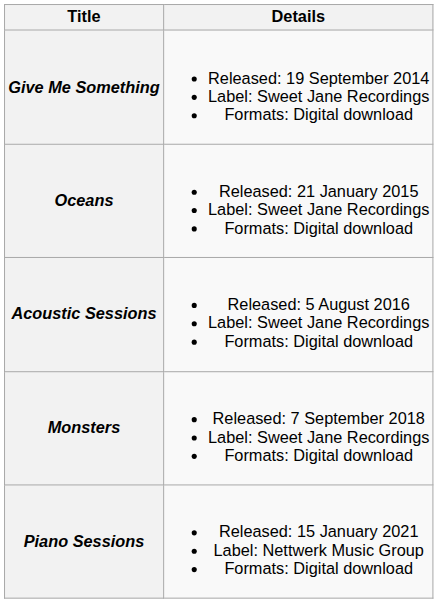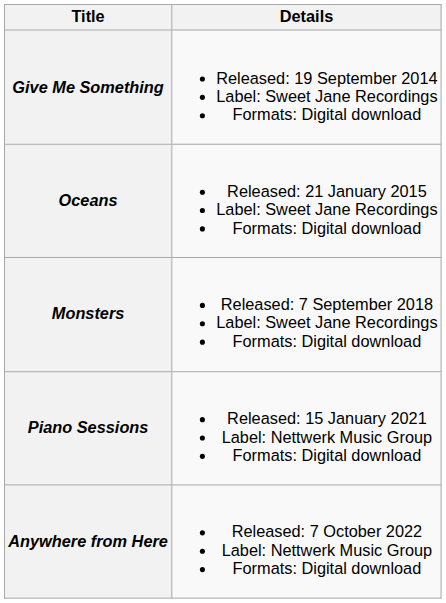- row: (84, 314)
+ row: (88, 541)
